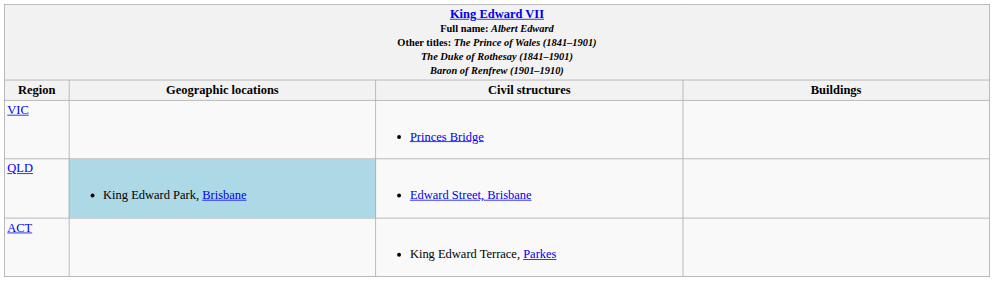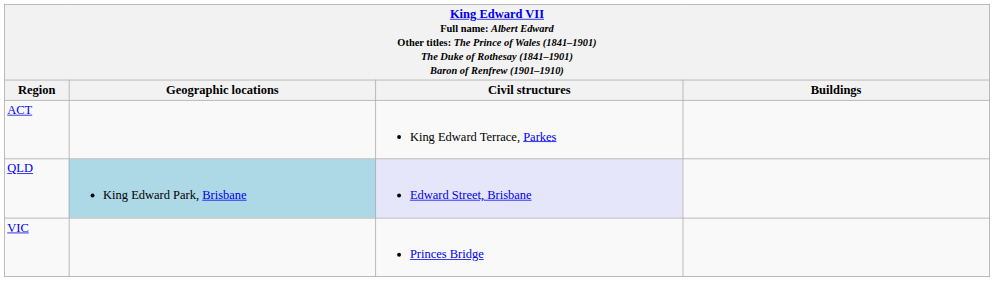rows swapped: (20, 227) <-> (18, 110)
(529, 195) no background -> (529, 195) lavender background
